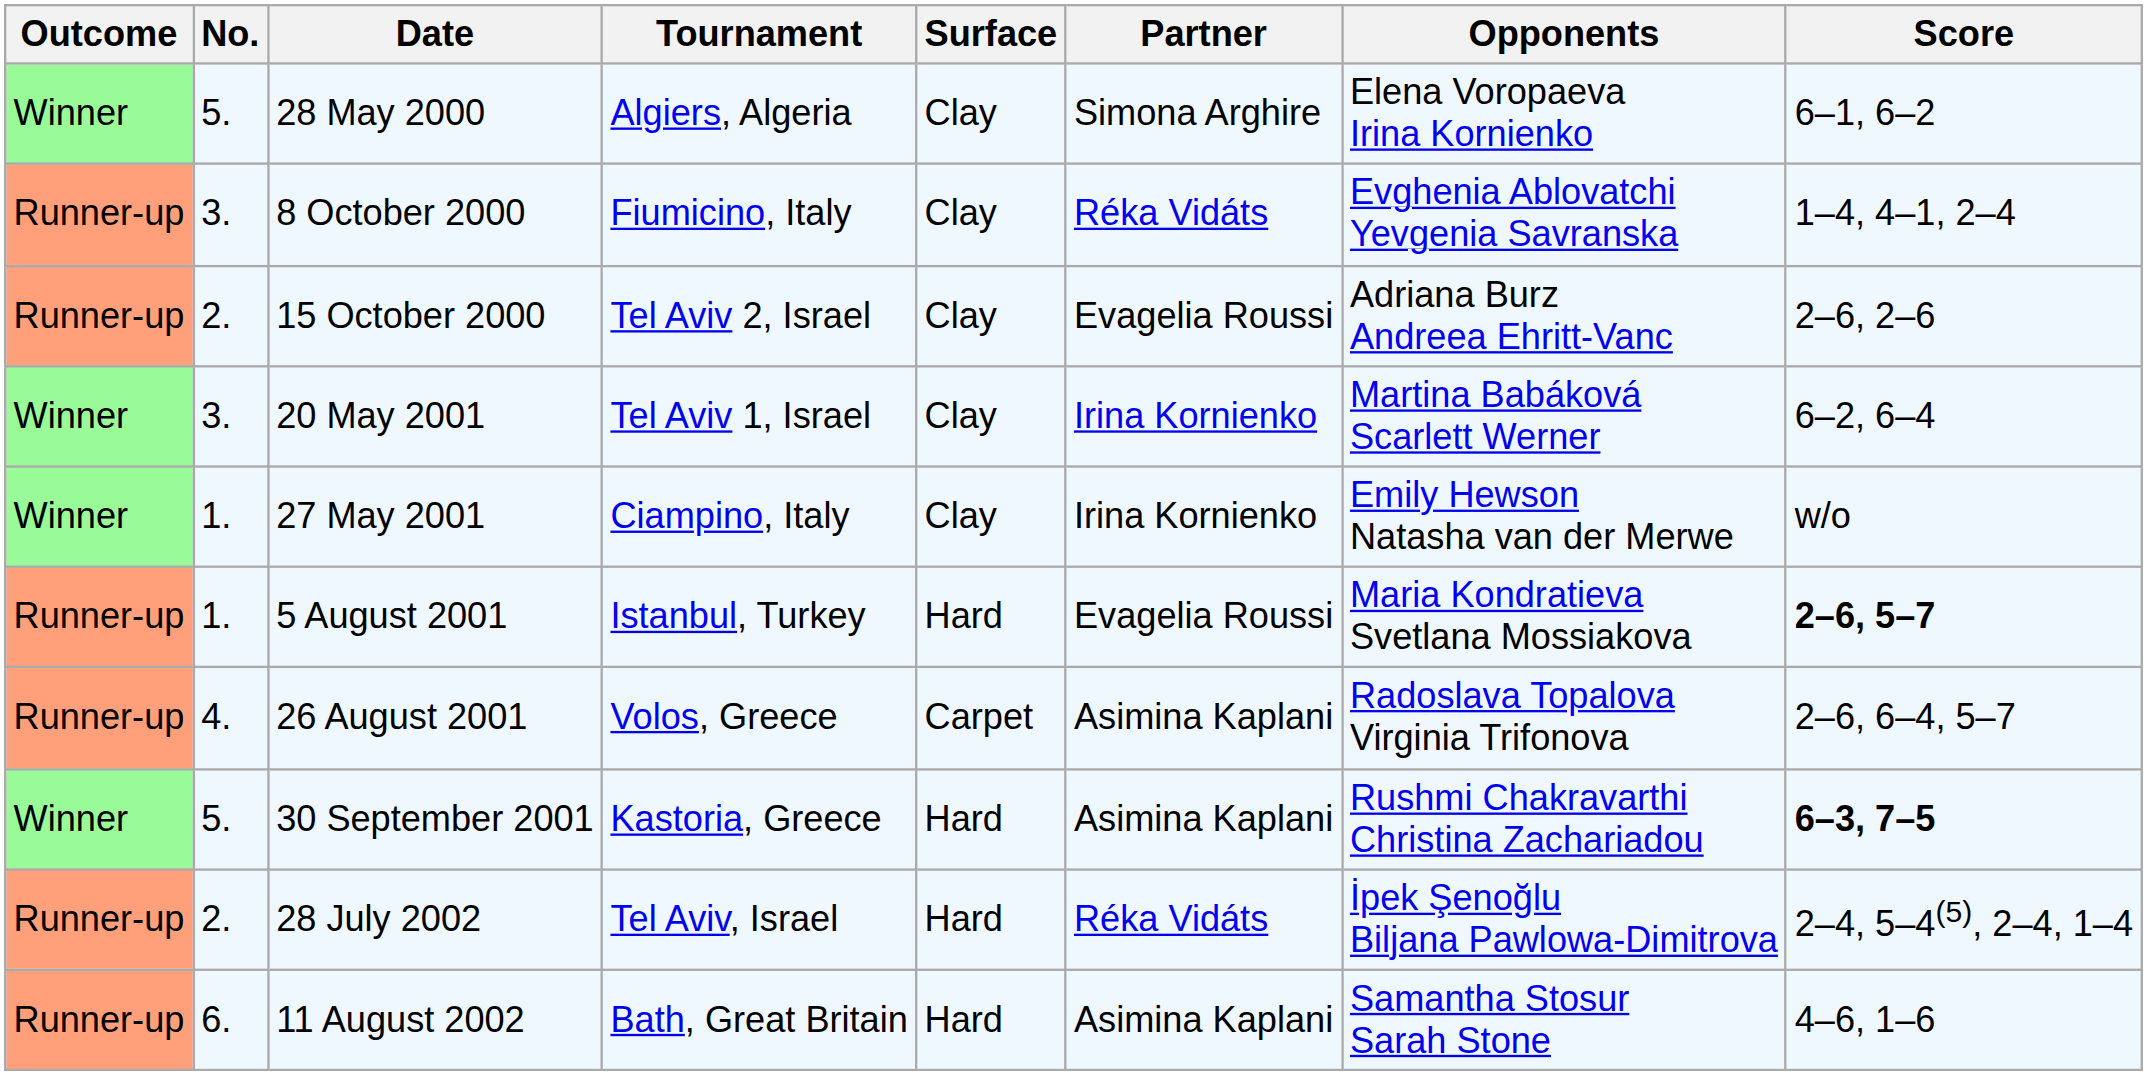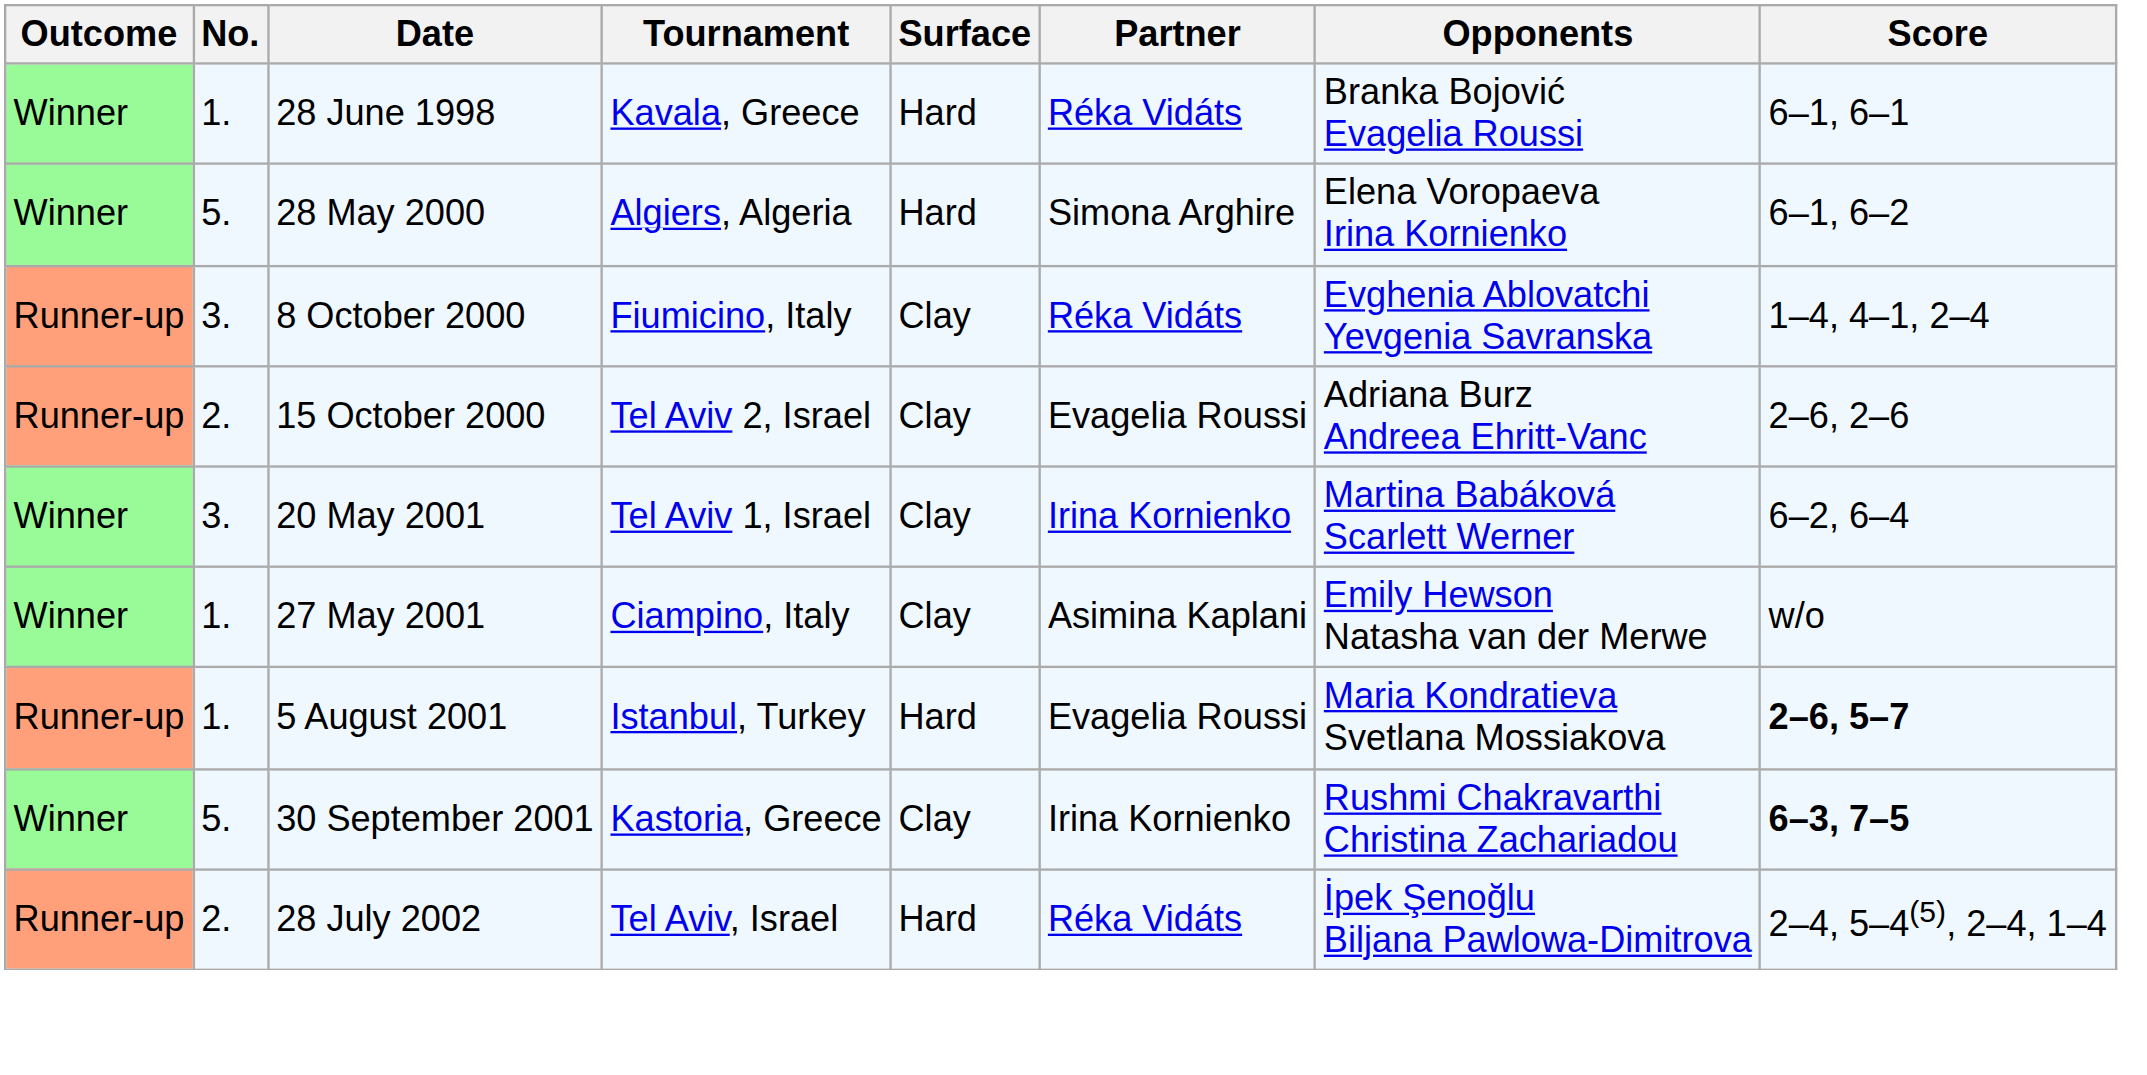+ row: (386, 113)
(961, 113) Clay -> (938, 213) Hard
(1196, 515) Irina Kornienko -> (1178, 616) Asimina Kaplani
- row: (402, 716)
(964, 817) Hard -> (935, 817) Clay
(1204, 817) Asimina Kaplani -> (1169, 817) Irina Kornienko
- row: (400, 1018)
